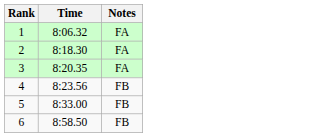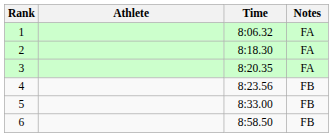+ column: (131, 13)
